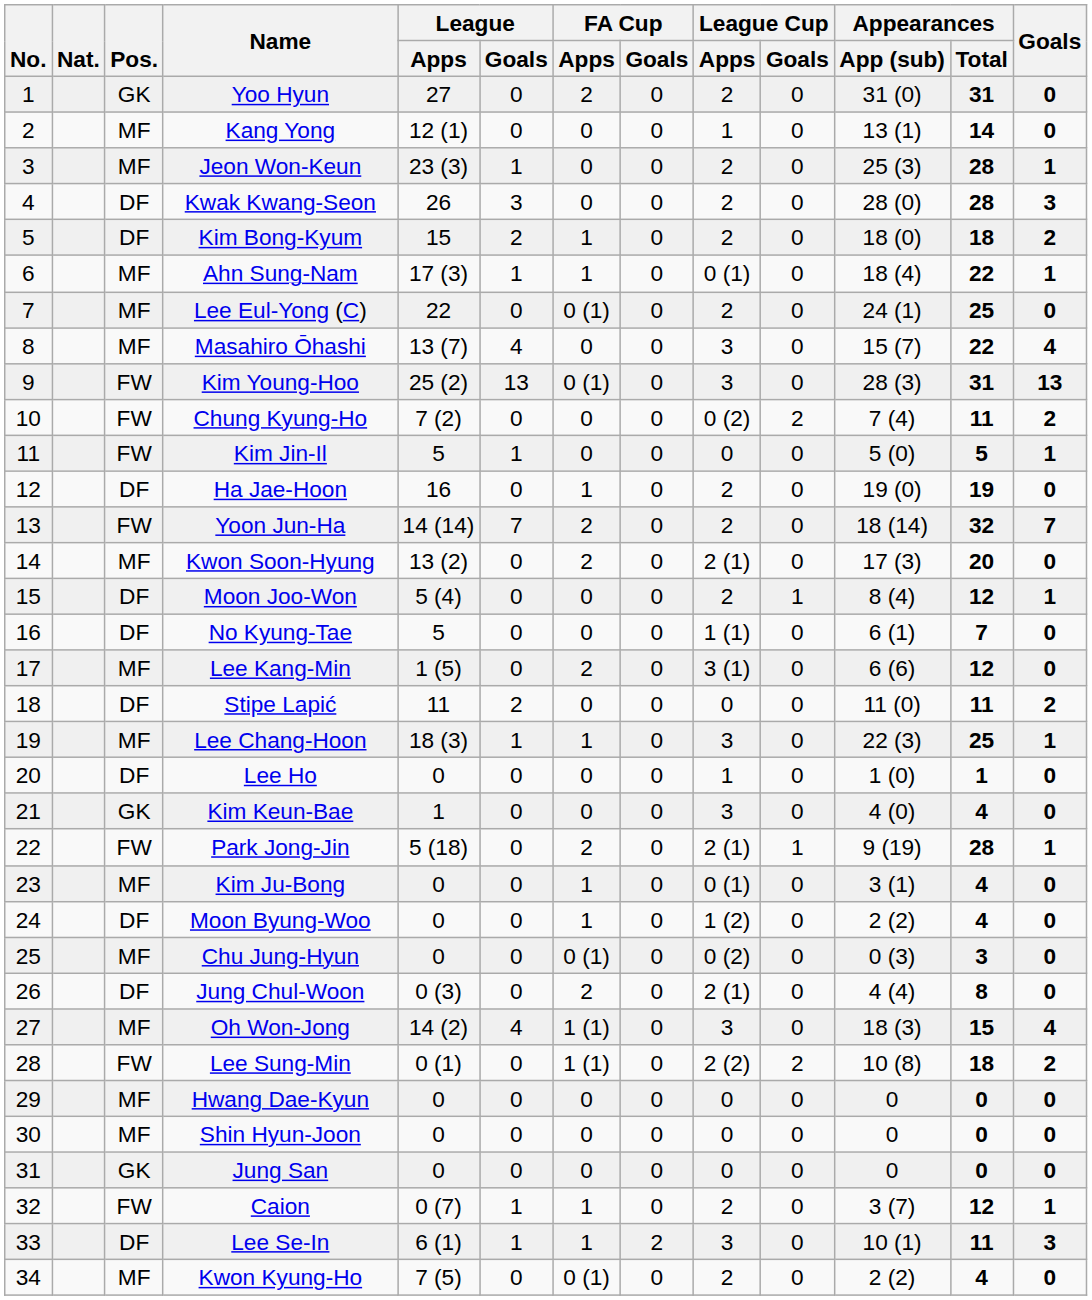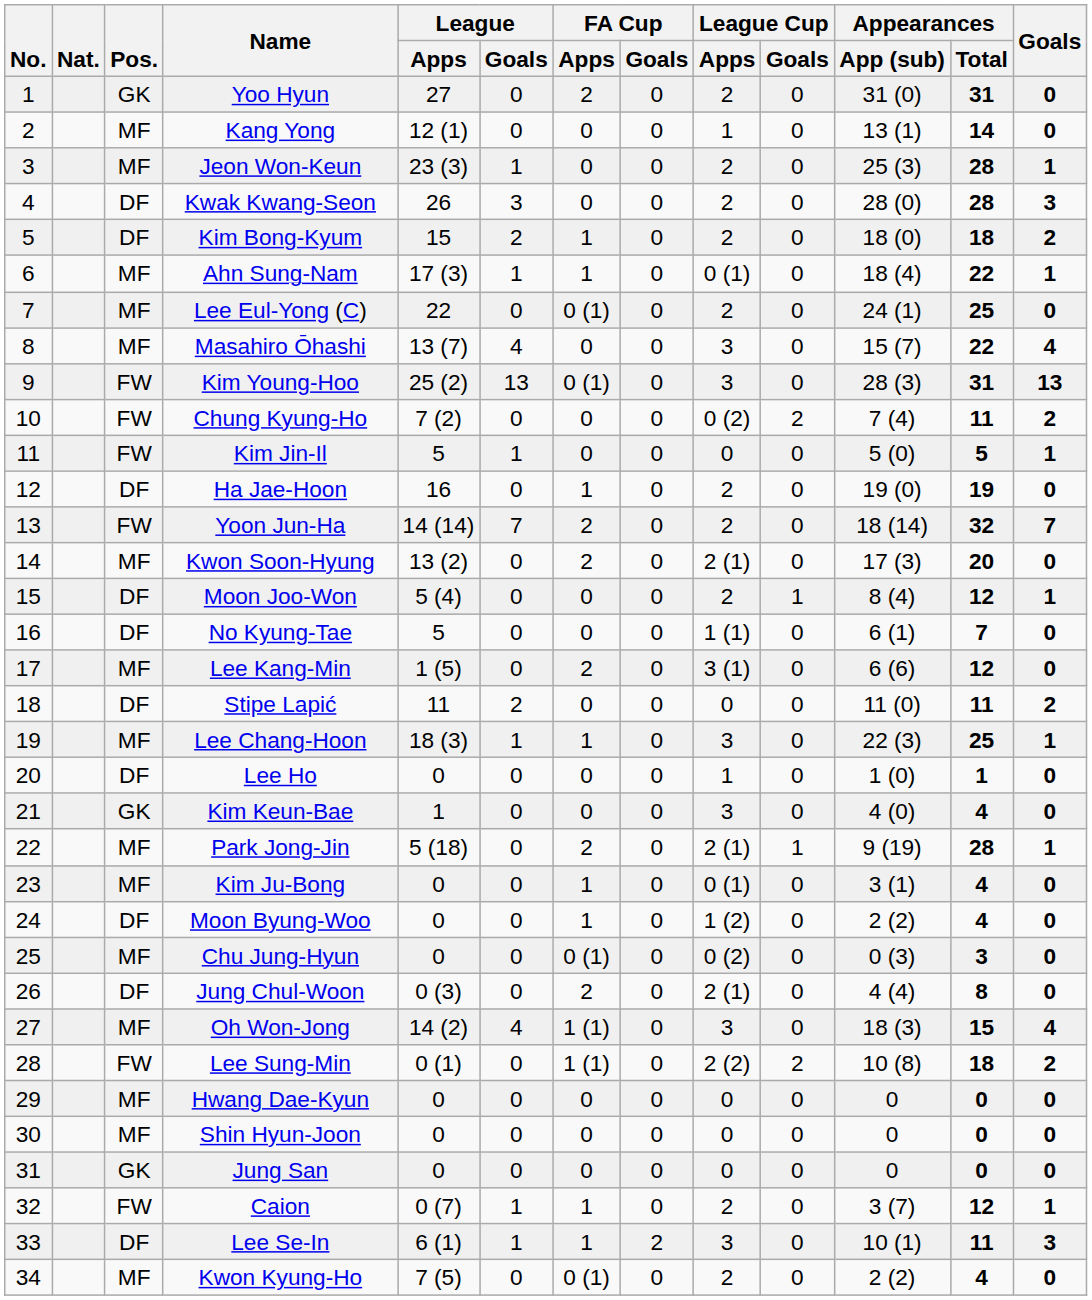(134, 847) FW -> (134, 847) MF
